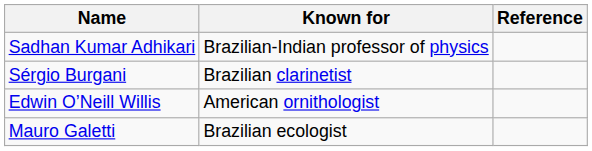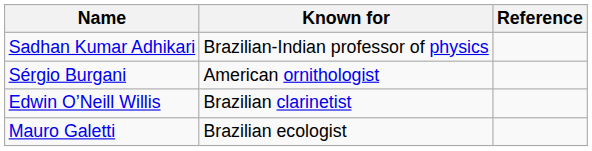(277, 74) Brazilian clarinetist -> (291, 74) American ornithologist
(291, 103) American ornithologist -> (277, 103) Brazilian clarinetist
